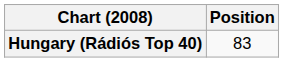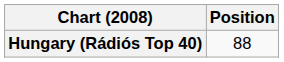(242, 43) 83 -> (242, 43) 88
